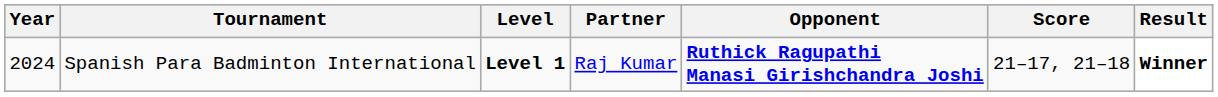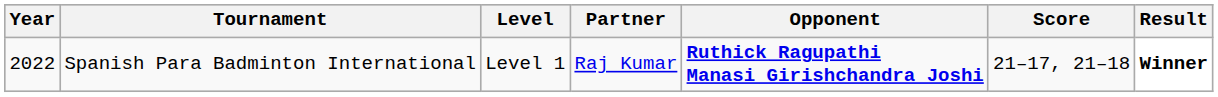(32, 64) 2024 -> (32, 64) 2022
(525, 64) bold -> (525, 64) normal
